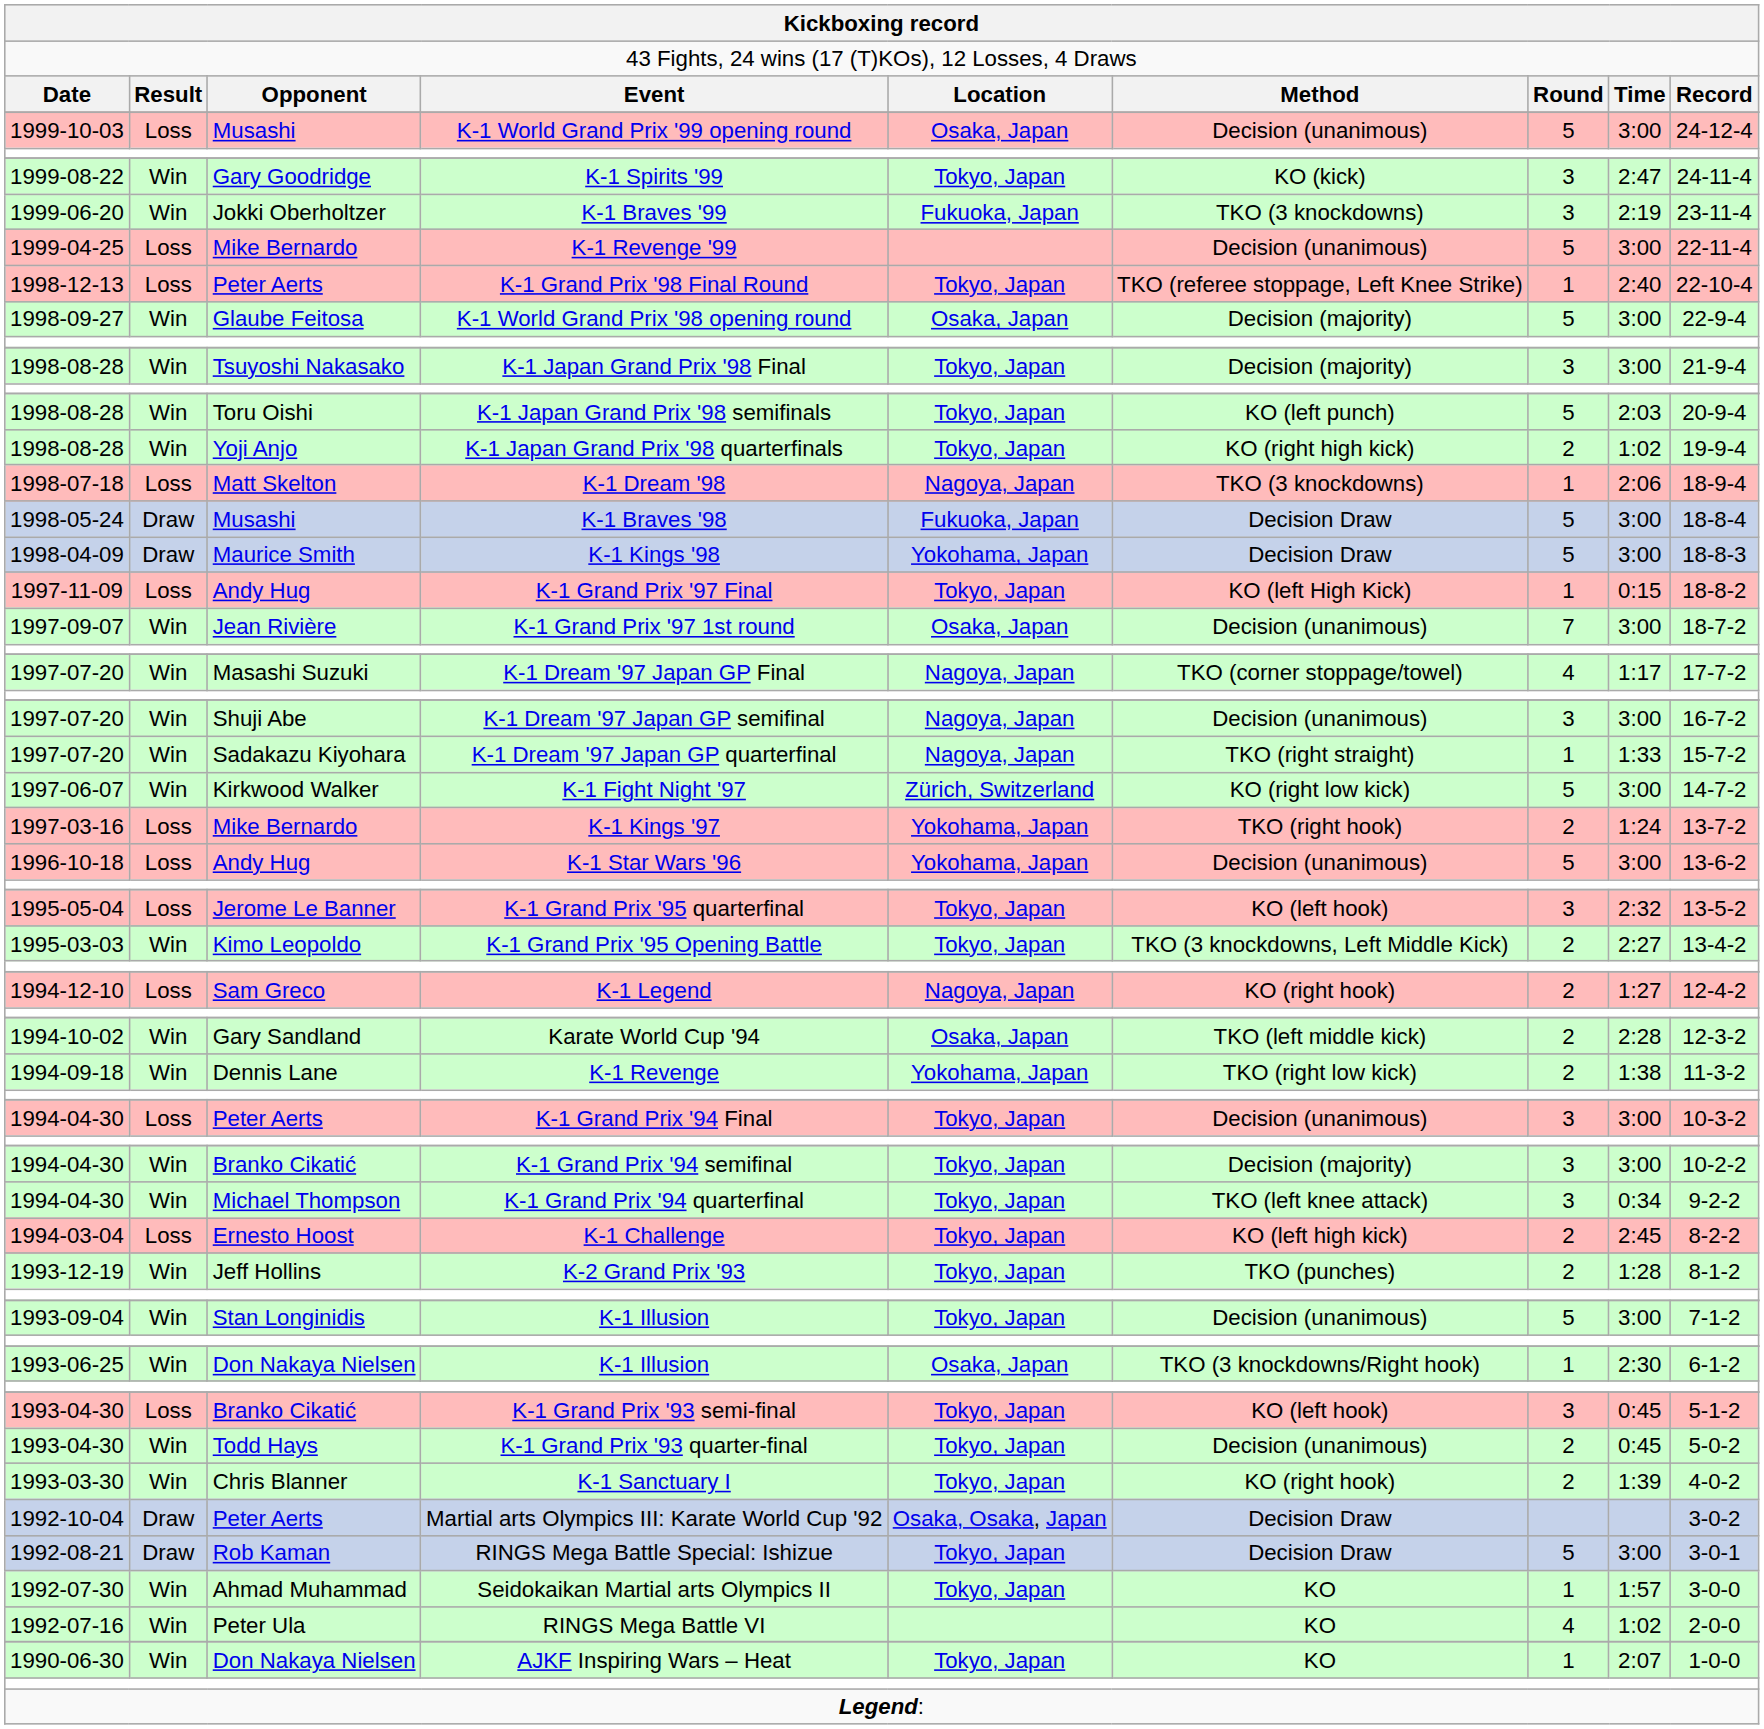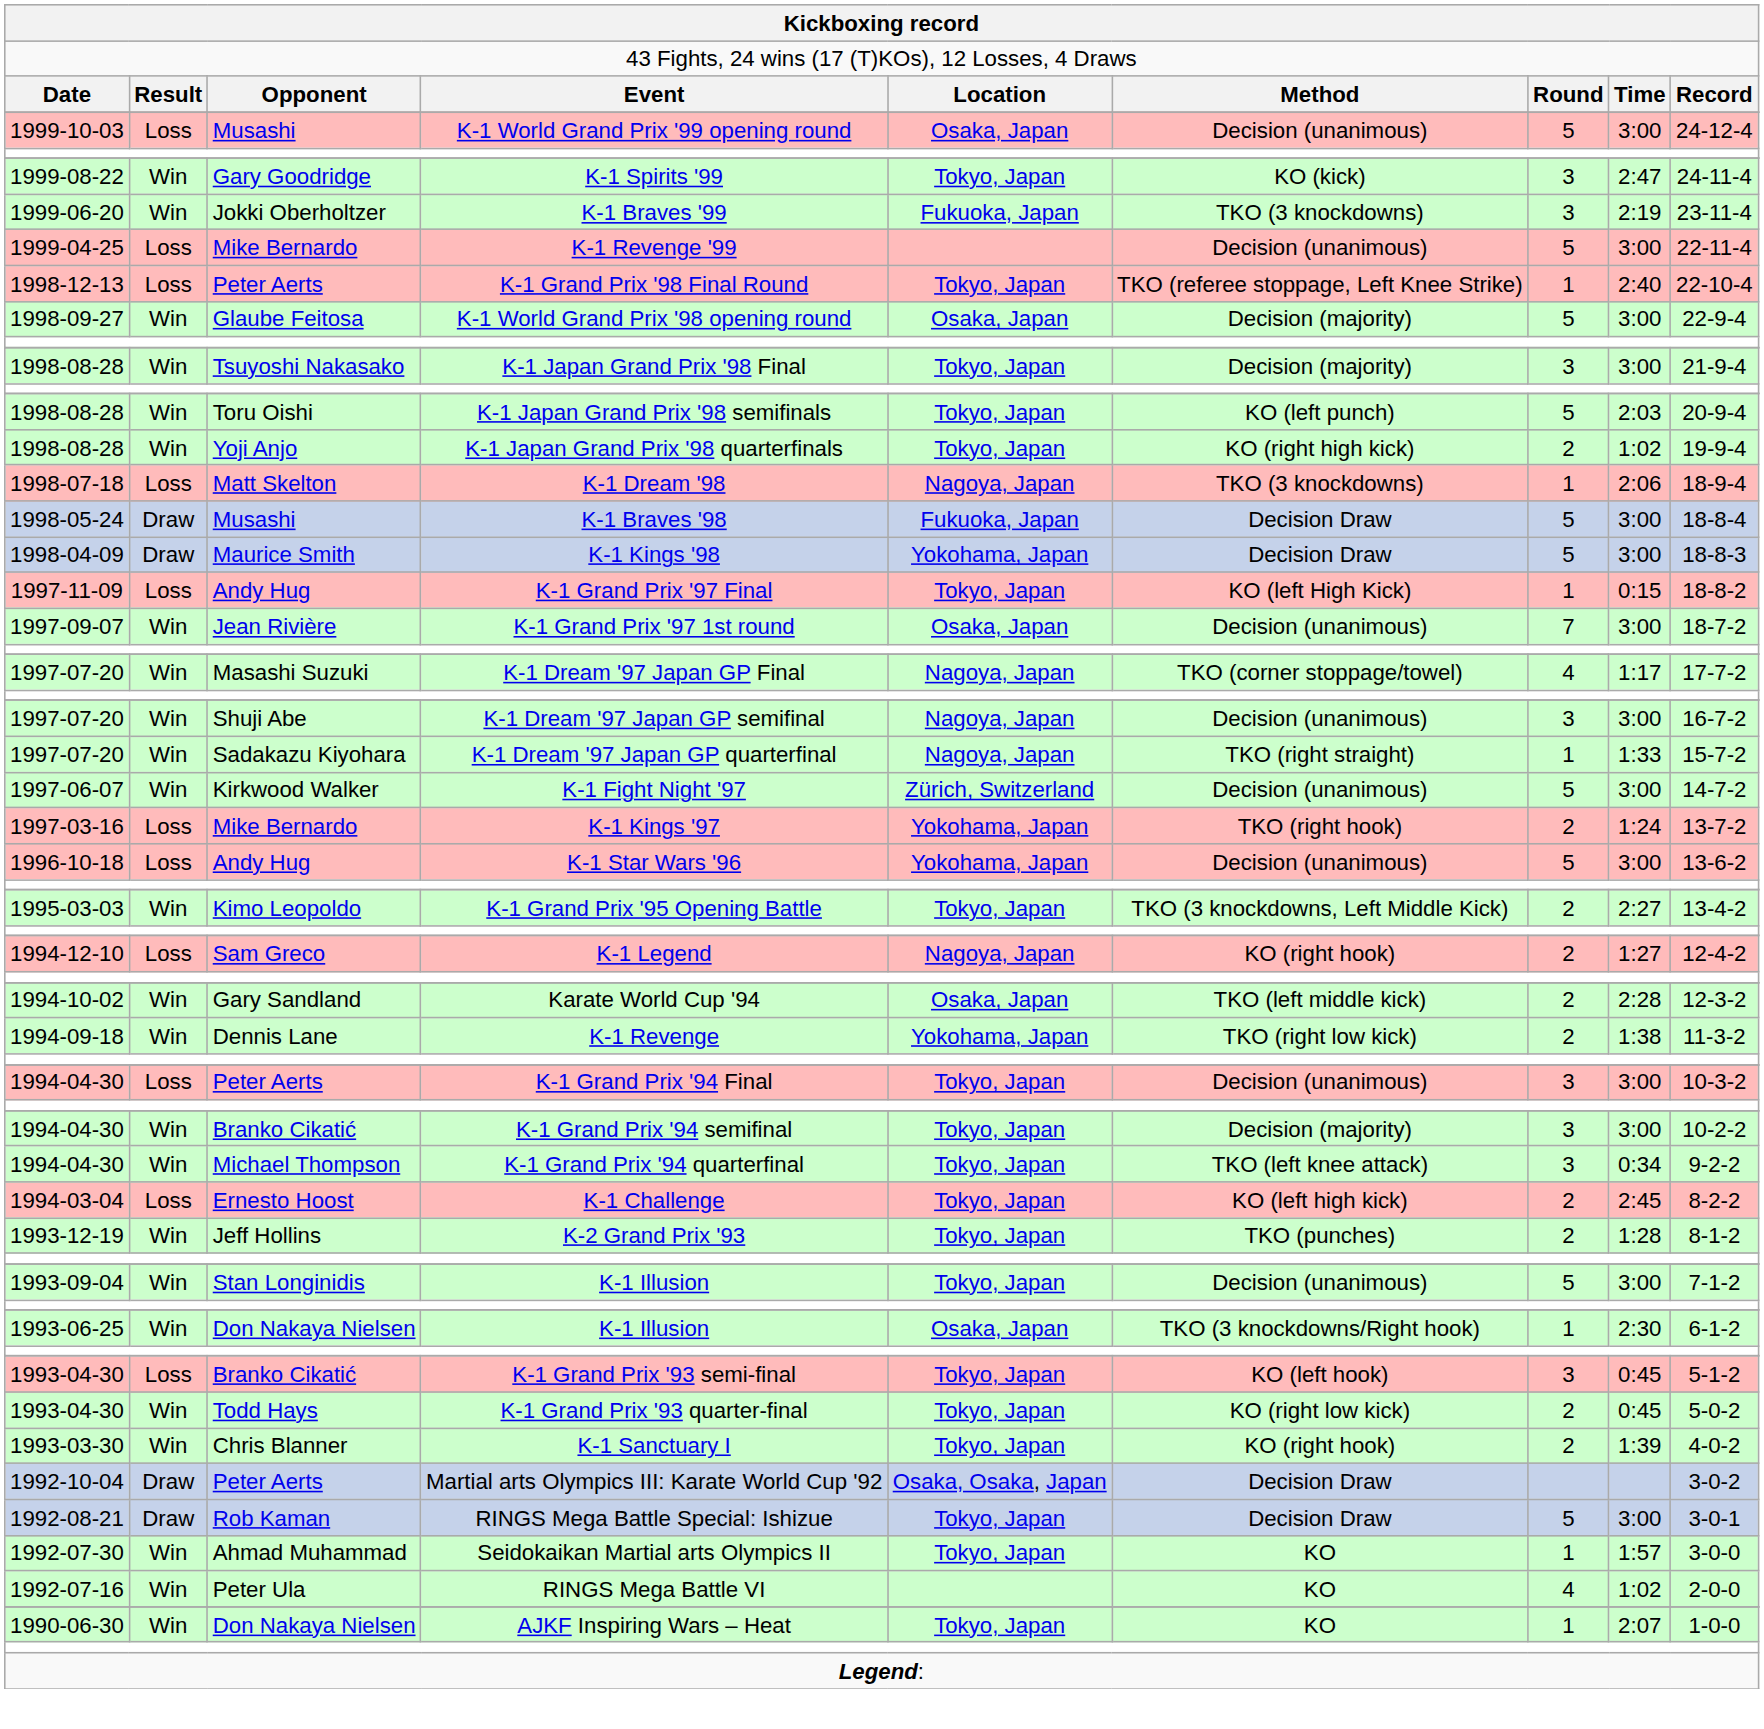(1320, 790) KO (right low kick) -> (1320, 790) Decision (unanimous)
- row: (67, 908)
(1320, 1446) Decision (unanimous) -> (1320, 1410) KO (right low kick)
